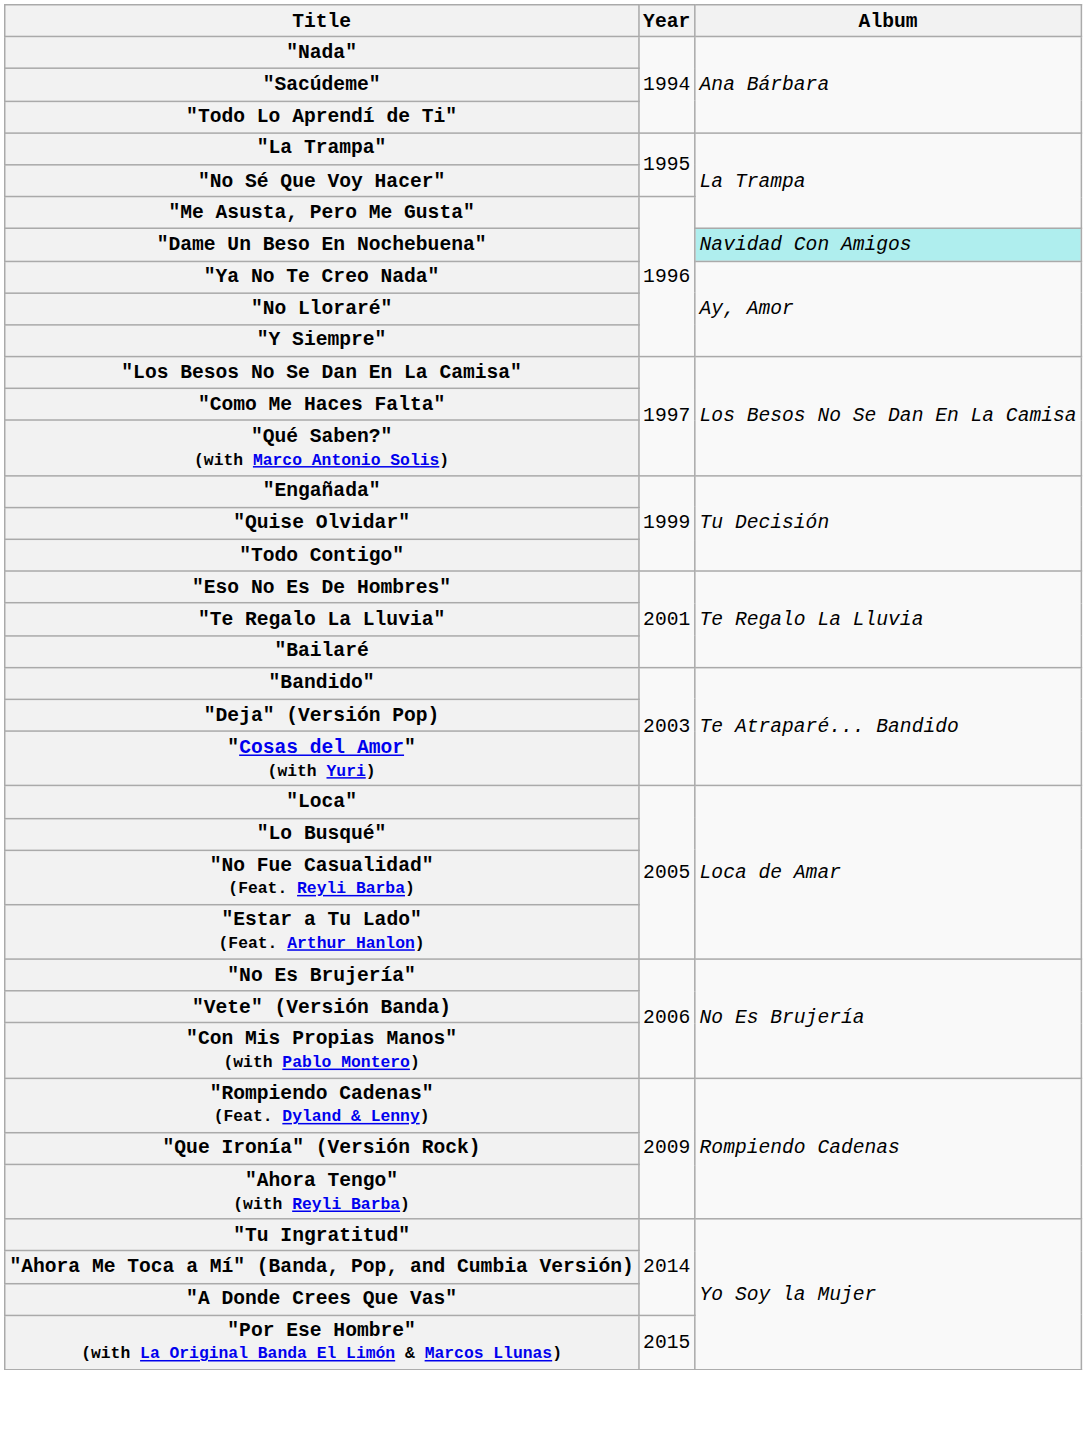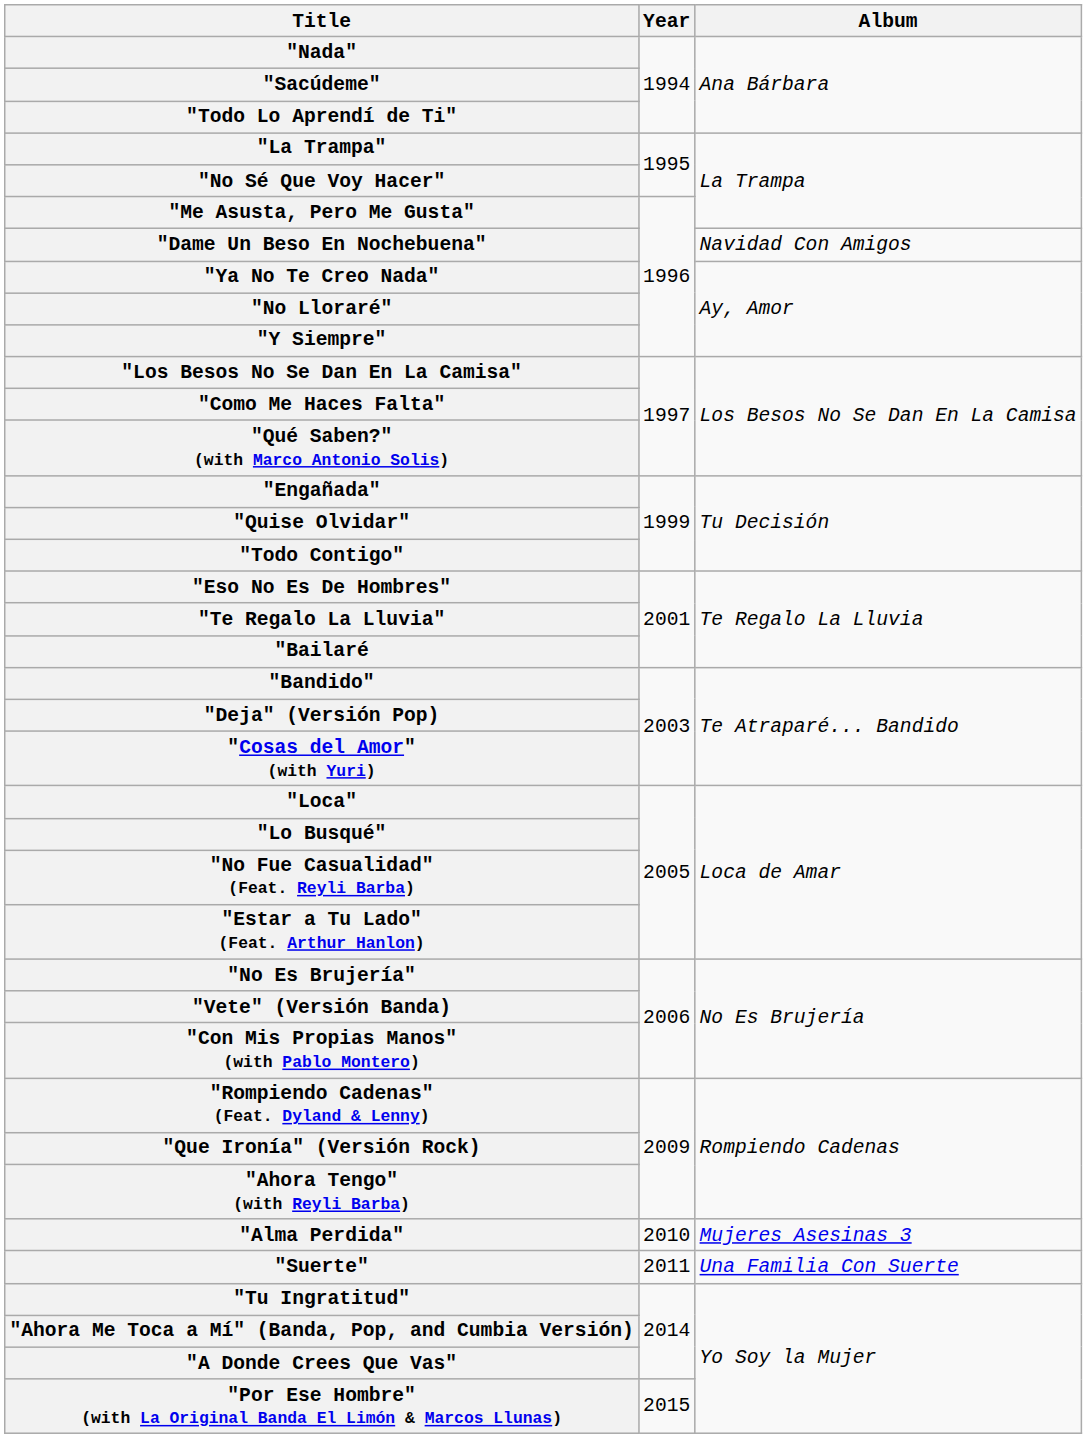(806, 245) paleturquoise background -> (806, 245) no background
+ row: (322, 1235)
+ row: (322, 1267)
